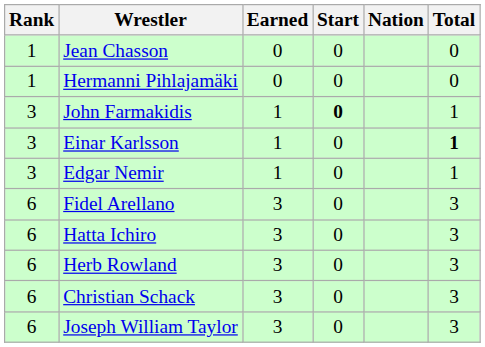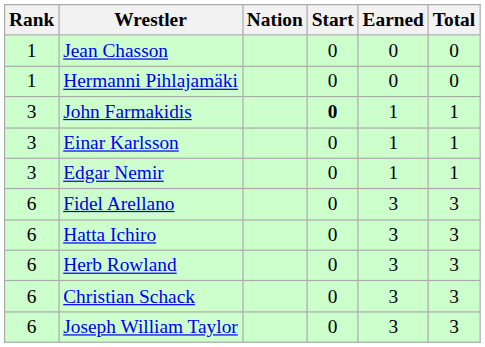columns swapped: (396, 19) <-> (278, 19)
(454, 142) bold -> (454, 142) normal
